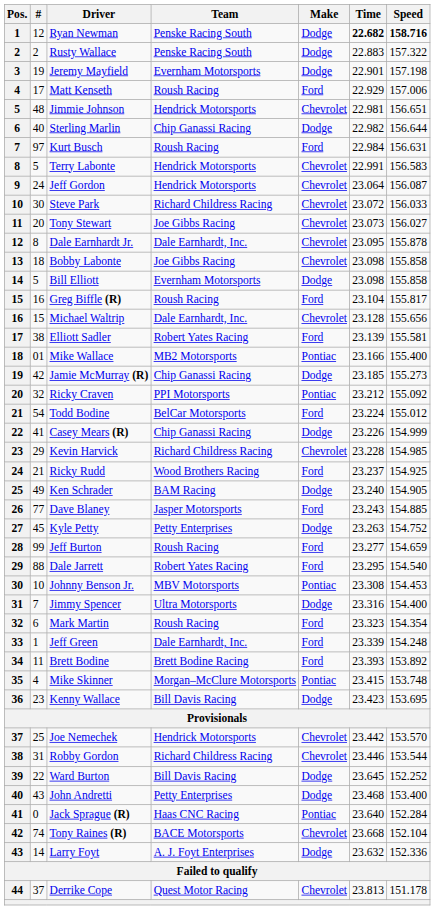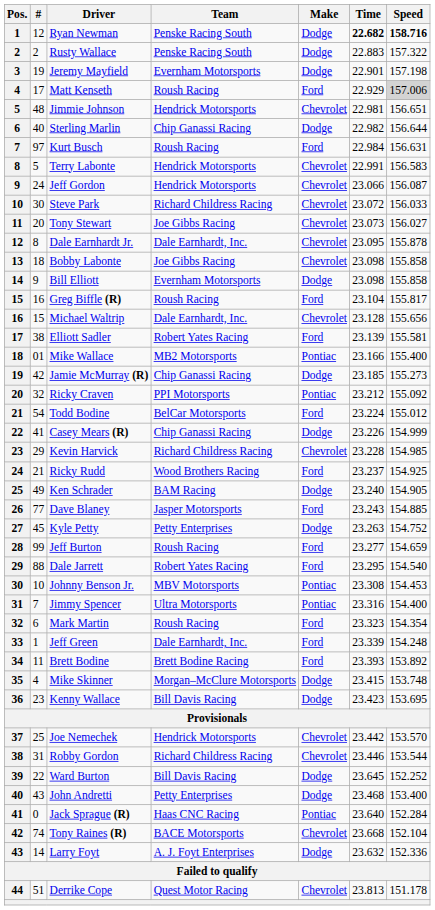(408, 90) no background -> (408, 90) lightgrey background
(368, 185) 23.064 -> (368, 185) 23.066
(36, 280) 5 -> (36, 280) 9
(317, 604) Dodge -> (319, 604) Pontiac
(319, 680) Pontiac -> (317, 680) Dodge
(38, 890) 37 -> (38, 890) 51
